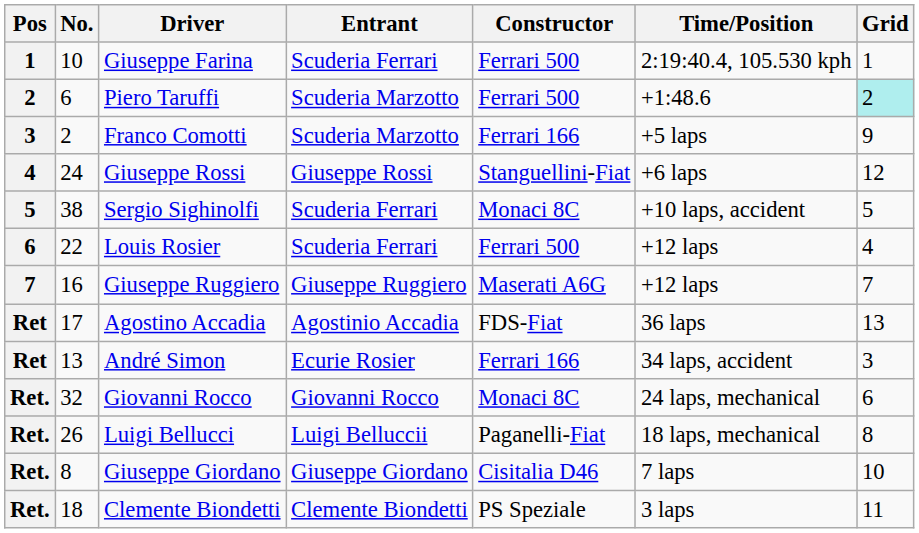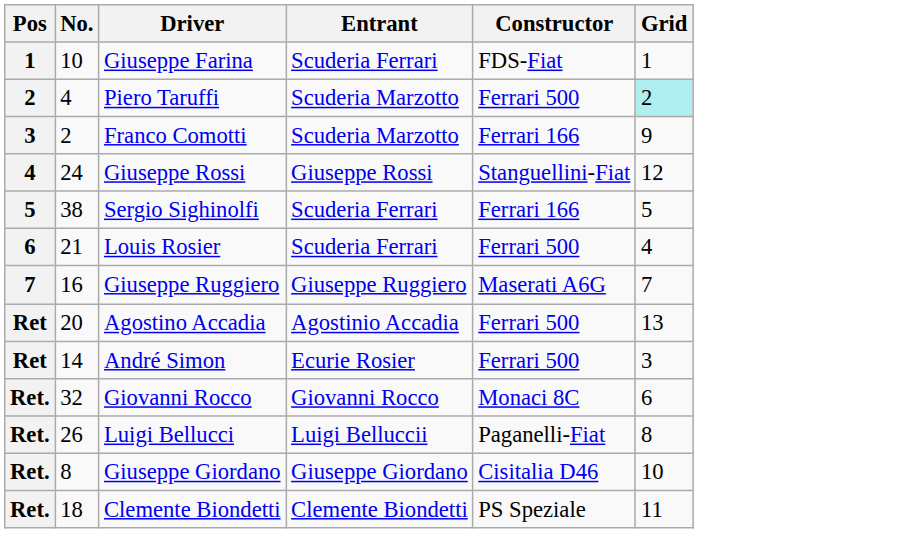- column: (746, 23)
(529, 60) Ferrari 500 -> (520, 60) FDS-Fiat
(66, 98) 6 -> (66, 98) 4
(529, 210) Monaci 8C -> (529, 210) Ferrari 166
(71, 247) 22 -> (71, 247) 21
(71, 322) 17 -> (71, 322) 20
(520, 322) FDS-Fiat -> (529, 322) Ferrari 500
(71, 359) 13 -> (71, 359) 14
(529, 359) Ferrari 166 -> (529, 359) Ferrari 500
